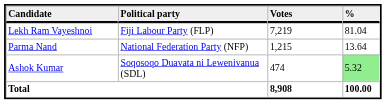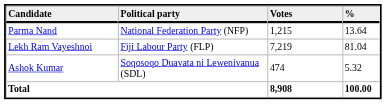rows swapped: (50, 31) <-> (33, 46)
(353, 68) lightgreen background -> (353, 68) no background
